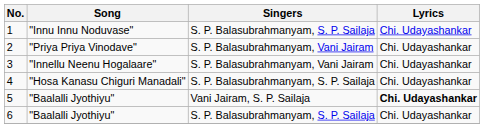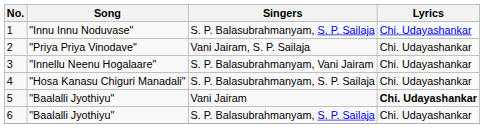(282, 47) S. P. Balasubrahmanyam, Vani Jairam -> (250, 47) Vani Jairam, S. P. Sailaja
(250, 99) Vani Jairam, S. P. Sailaja -> (219, 99) Vani Jairam
